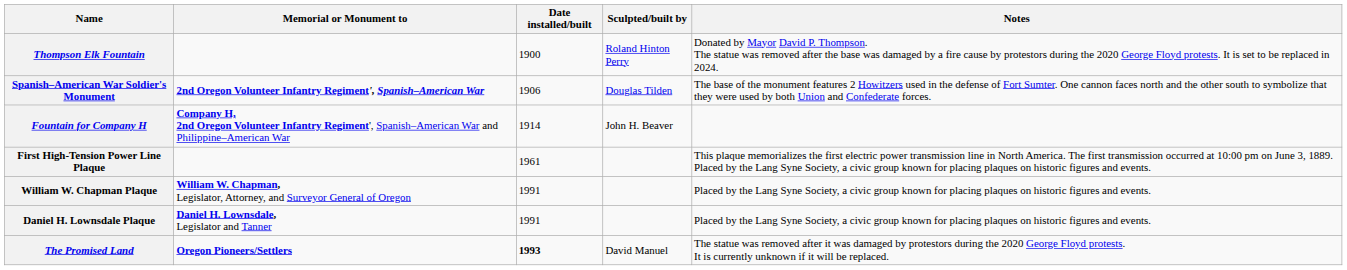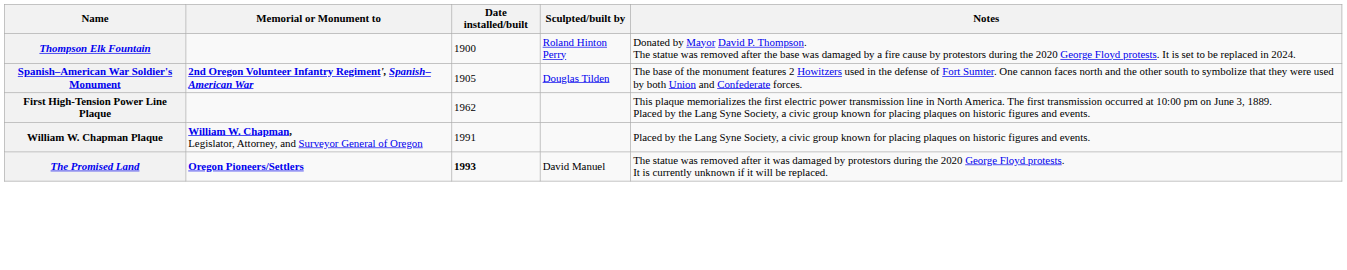(530, 90) 1906 -> (465, 78) 1905
- row: (89, 126)
(530, 161) 1961 -> (465, 107) 1962
- row: (89, 220)
